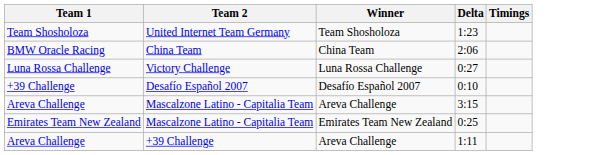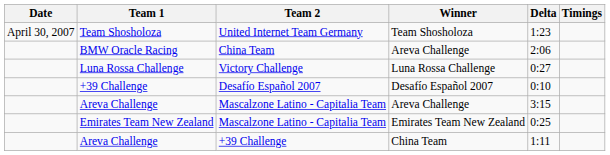+ column: (41, 13)
(346, 50) China Team -> (430, 50) Areva Challenge
(357, 141) Areva Challenge -> (419, 141) China Team
